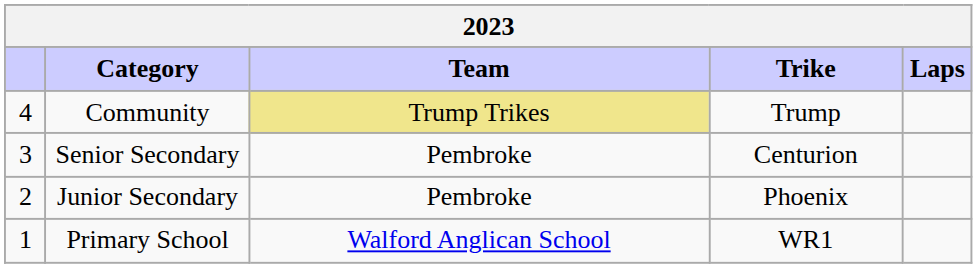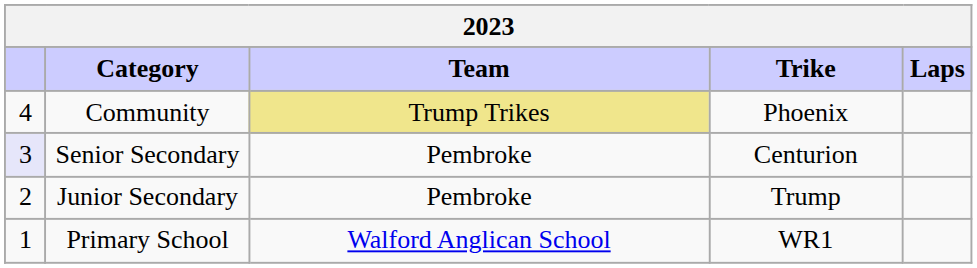(806, 111) Trump -> (806, 111) Phoenix
(25, 154) no background -> (25, 154) lavender background
(806, 196) Phoenix -> (806, 196) Trump
